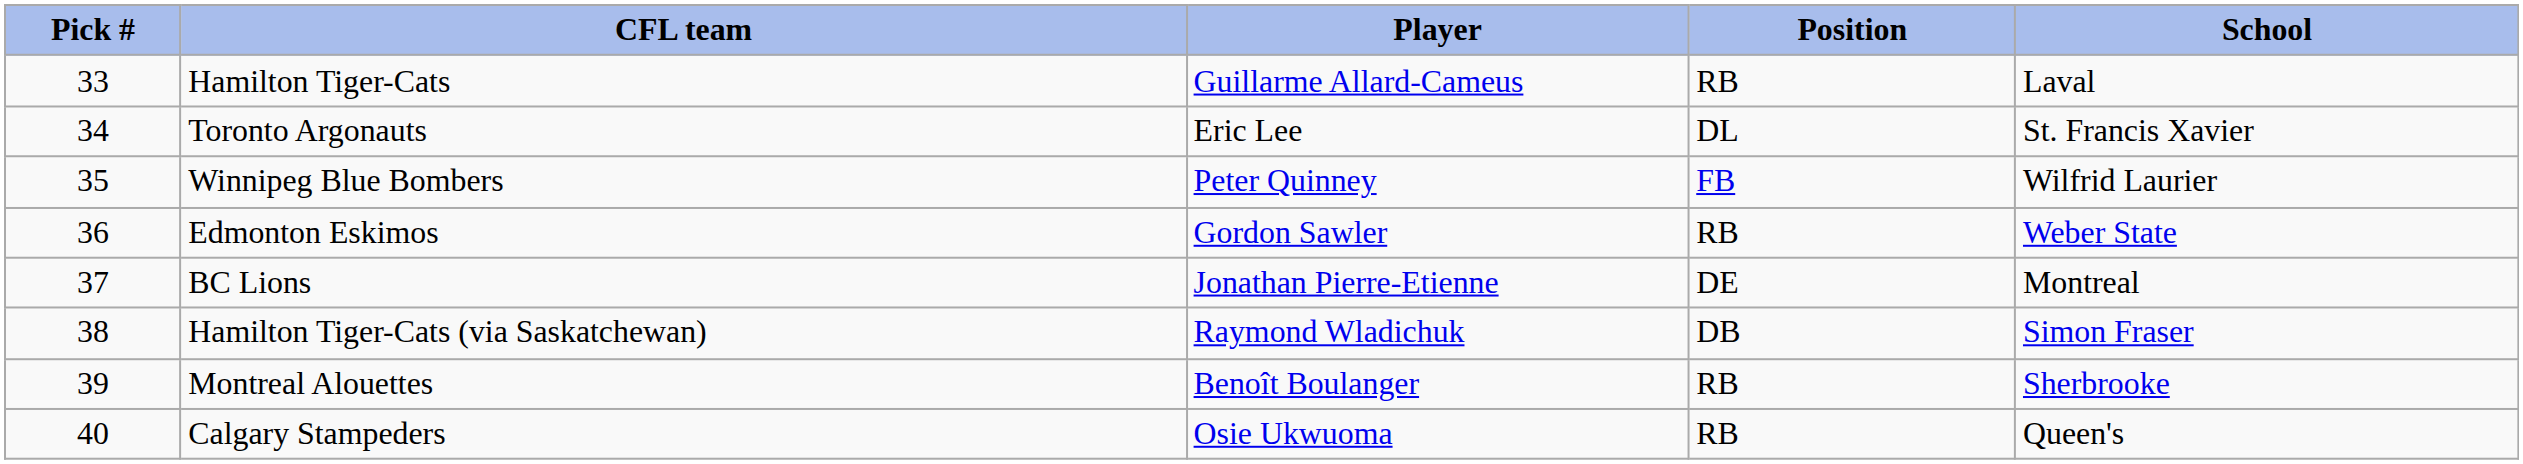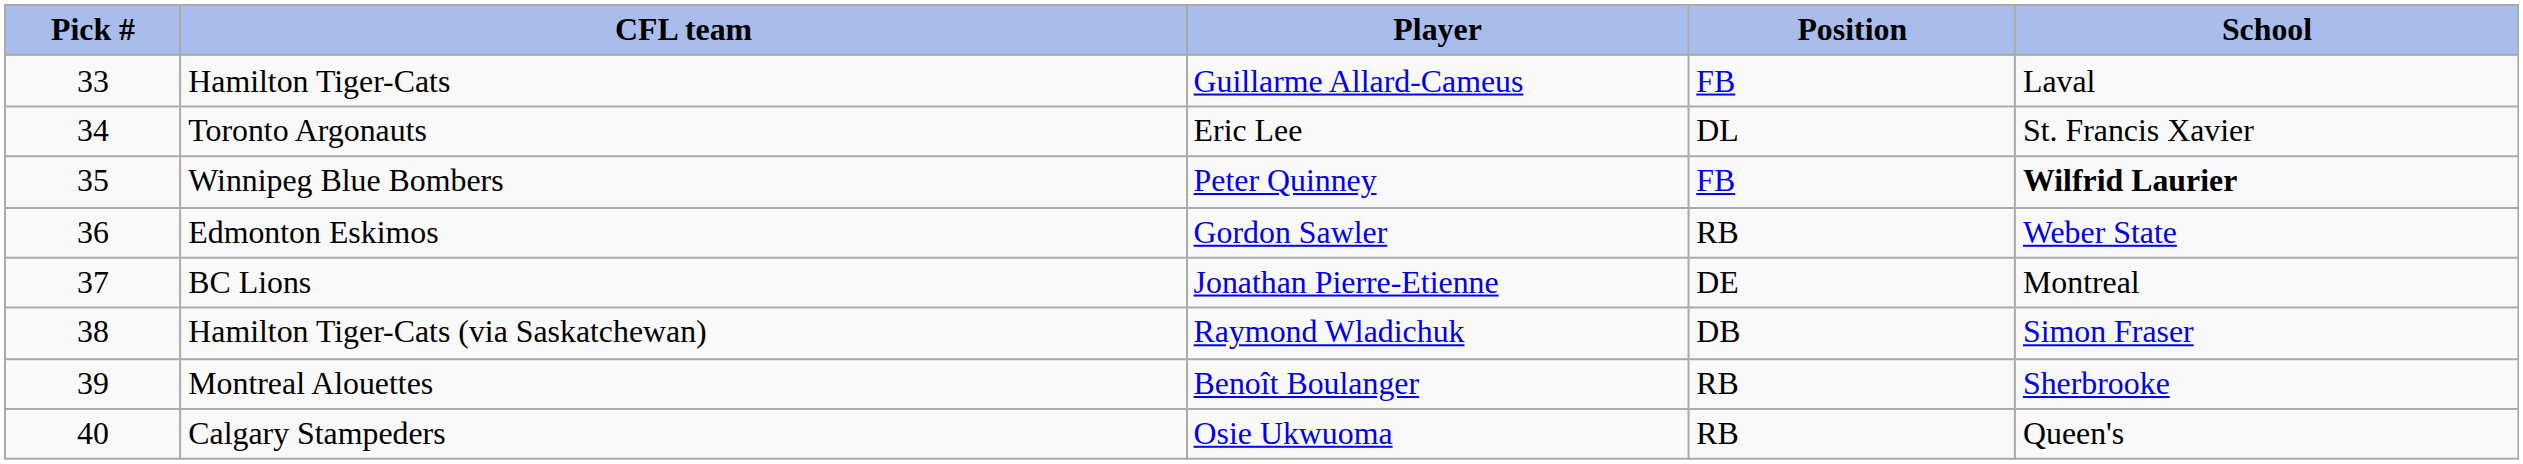(1717, 80) RB -> (1716, 80) FB
(2120, 181) normal -> (2130, 181) bold
